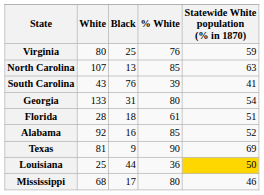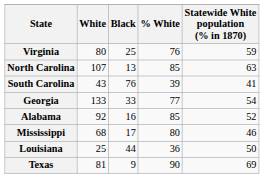(131, 100) 31 -> (131, 100) 33
(175, 100) 80 -> (175, 100) 77
- row: (41, 116)
rows swapped: (41, 181) <-> (41, 149)
(251, 165) gold background -> (251, 149) no background
